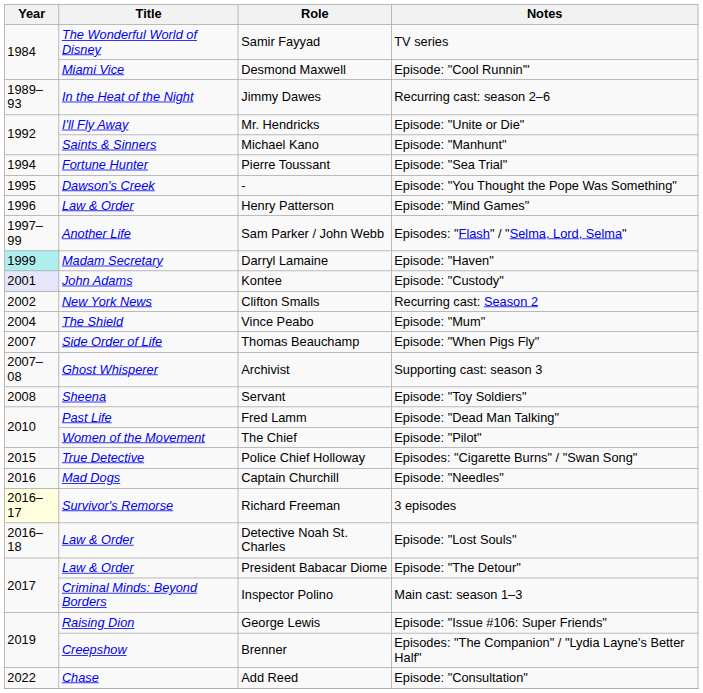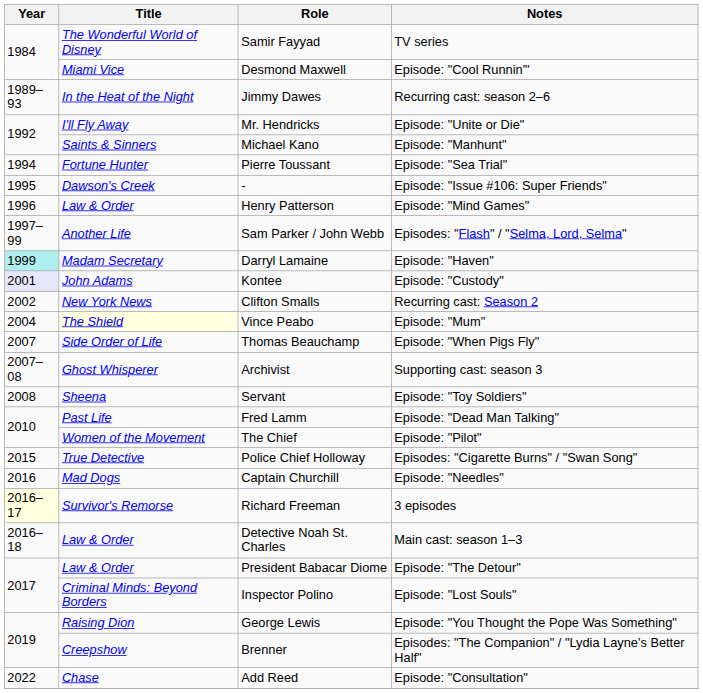(536, 185) Episode: "You Thought the Pope Was Something" -> (501, 185) Episode: "Issue #106: Super Friends"
(92, 321) no background -> (92, 321) lightyellow background
(455, 540) Episode: "Lost Souls" -> (458, 540) Main cast: season 1–3
(458, 595) Main cast: season 1–3 -> (455, 595) Episode: "Lost Souls"
(501, 622) Episode: "Issue #106: Super Friends" -> (536, 622) Episode: "You Thought the Pope Was Something"
